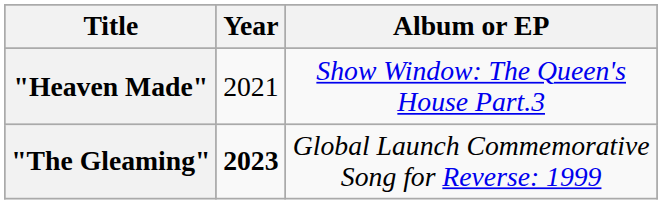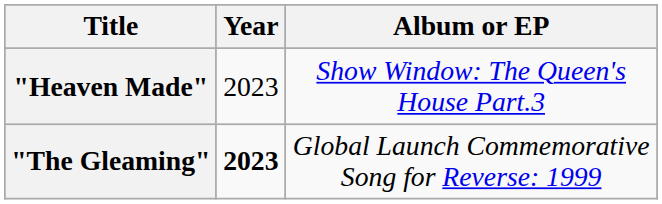(251, 85) 2021 -> (251, 85) 2023
